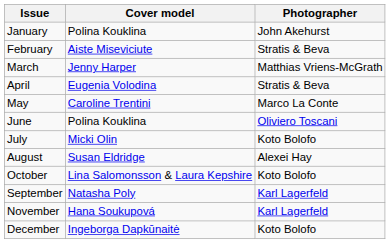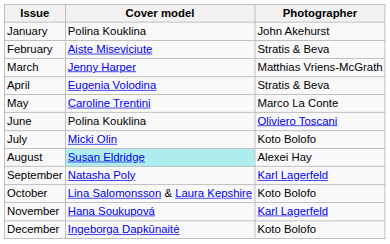(106, 157) no background -> (106, 157) paleturquoise background
rows swapped: (35, 193) <-> (27, 175)
